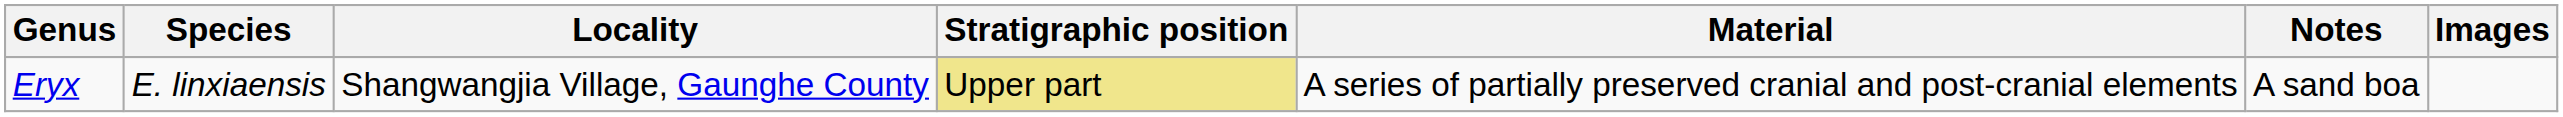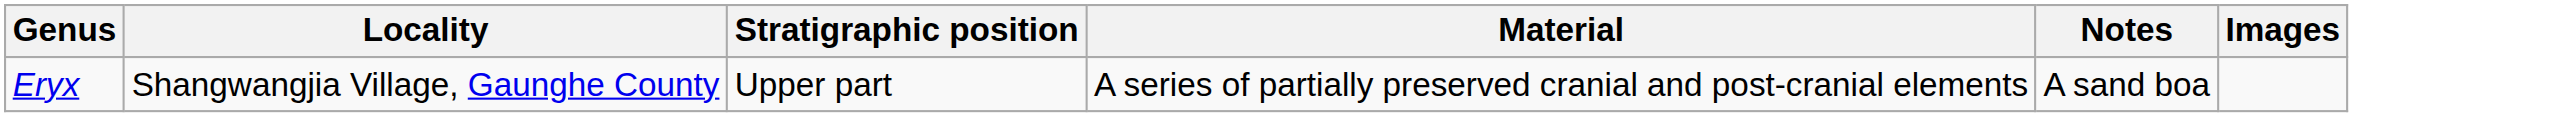- column: (229, 30)
(1023, 83) khaki background -> (813, 83) no background
